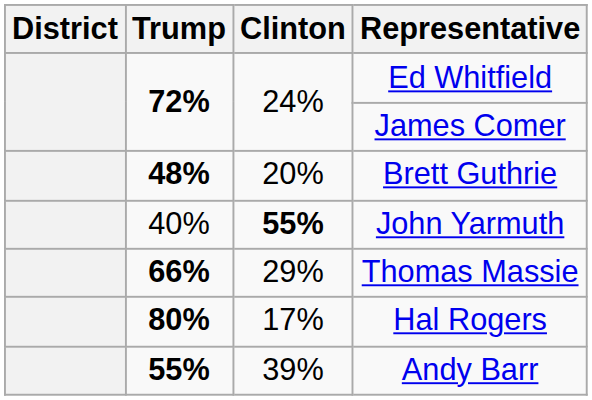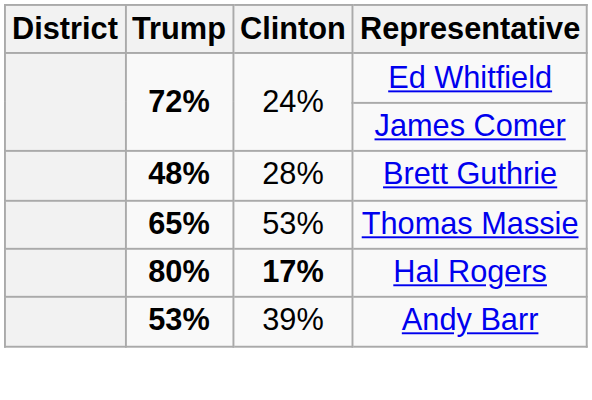(293, 175) 20% -> (293, 175) 28%
- row: (470, 223)
(179, 272) 66% -> (179, 223) 65%
(293, 272) 29% -> (293, 223) 53%
(293, 321) normal -> (293, 272) bold
(179, 369) 55% -> (179, 321) 53%
